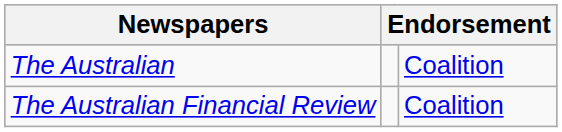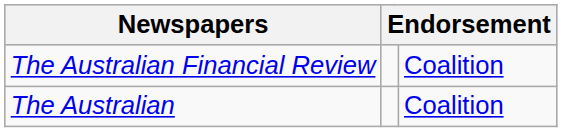rows swapped: (93, 65) <-> (193, 106)
